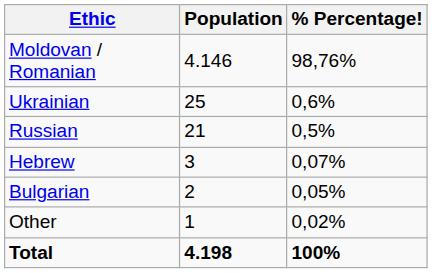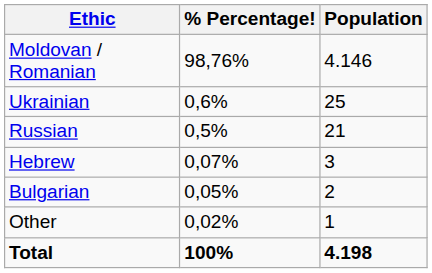columns swapped: (234, 19) <-> (357, 19)
